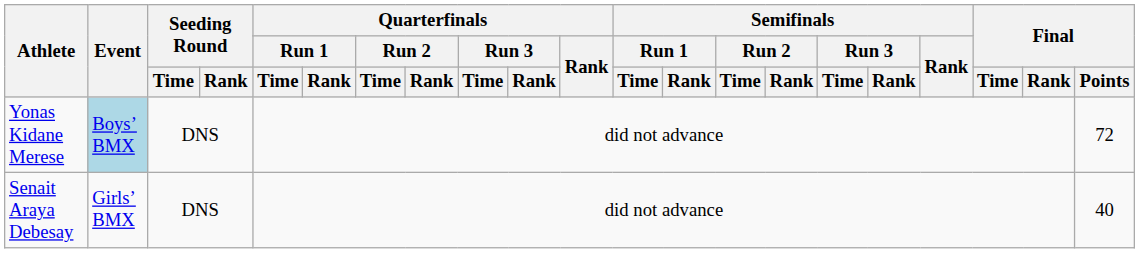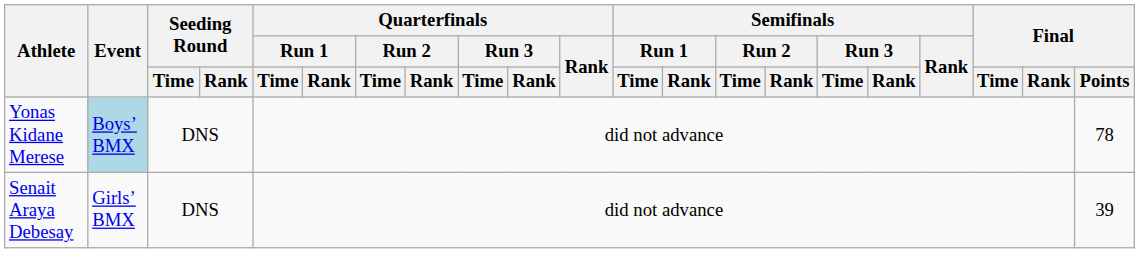(1104, 135) 72 -> (1104, 135) 78
(1104, 210) 40 -> (1104, 210) 39
